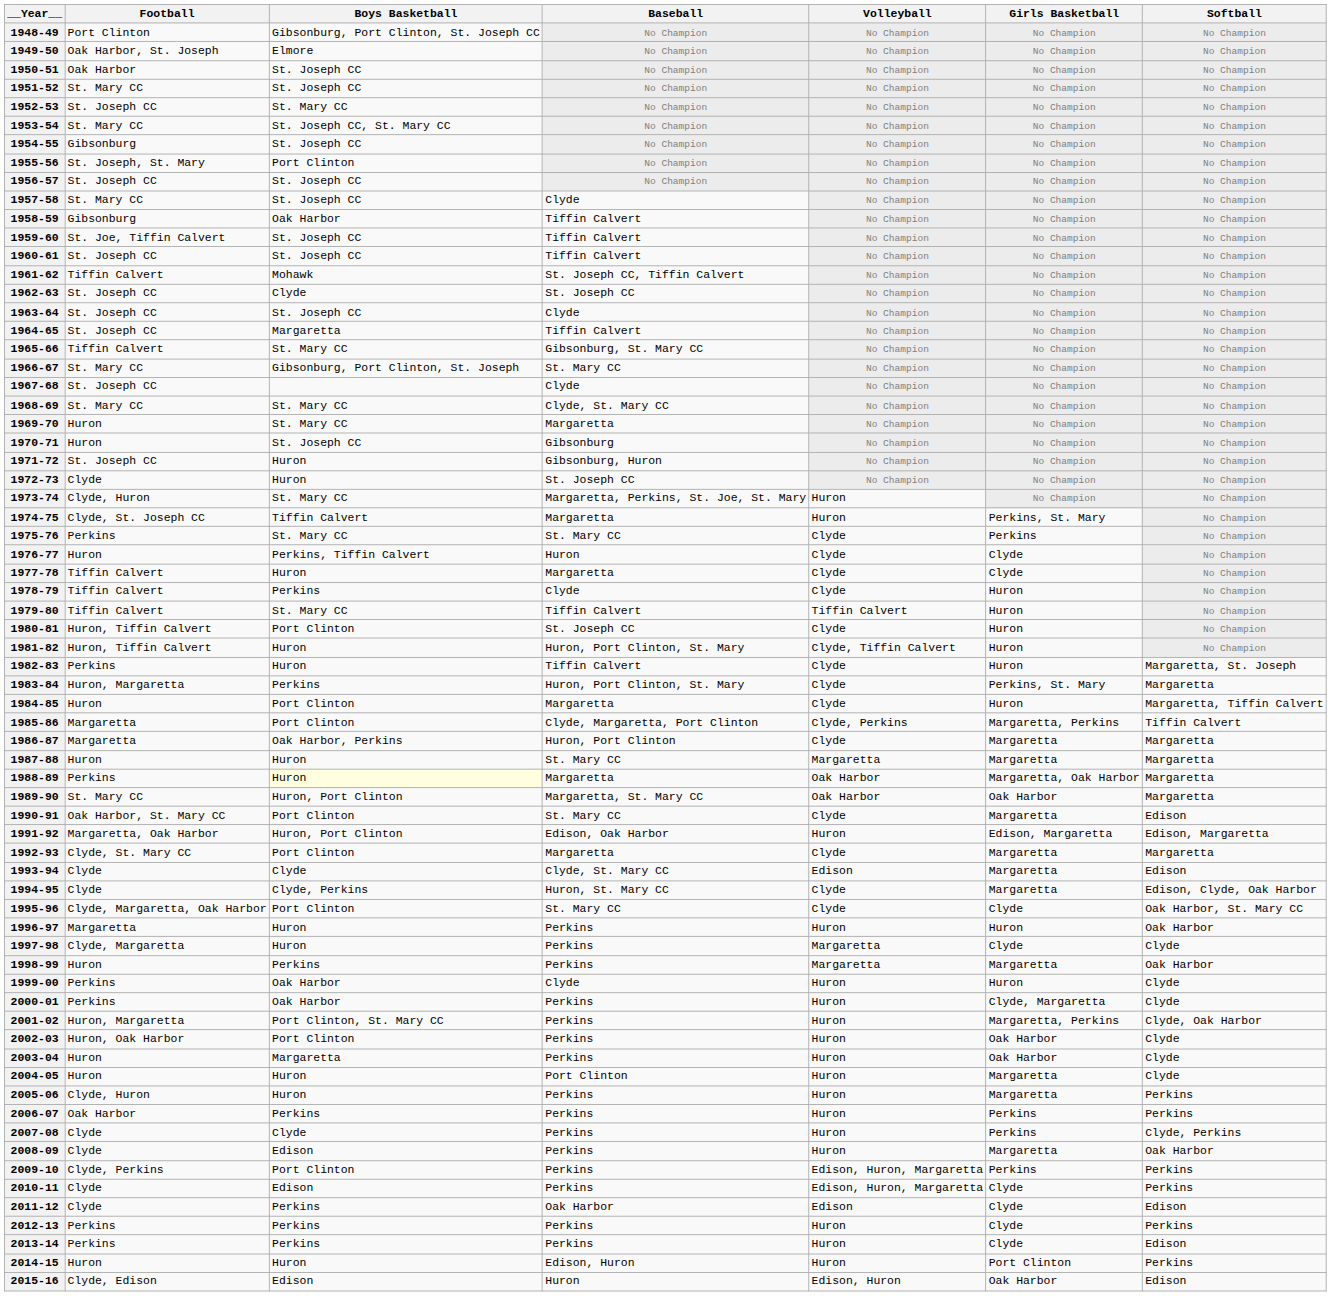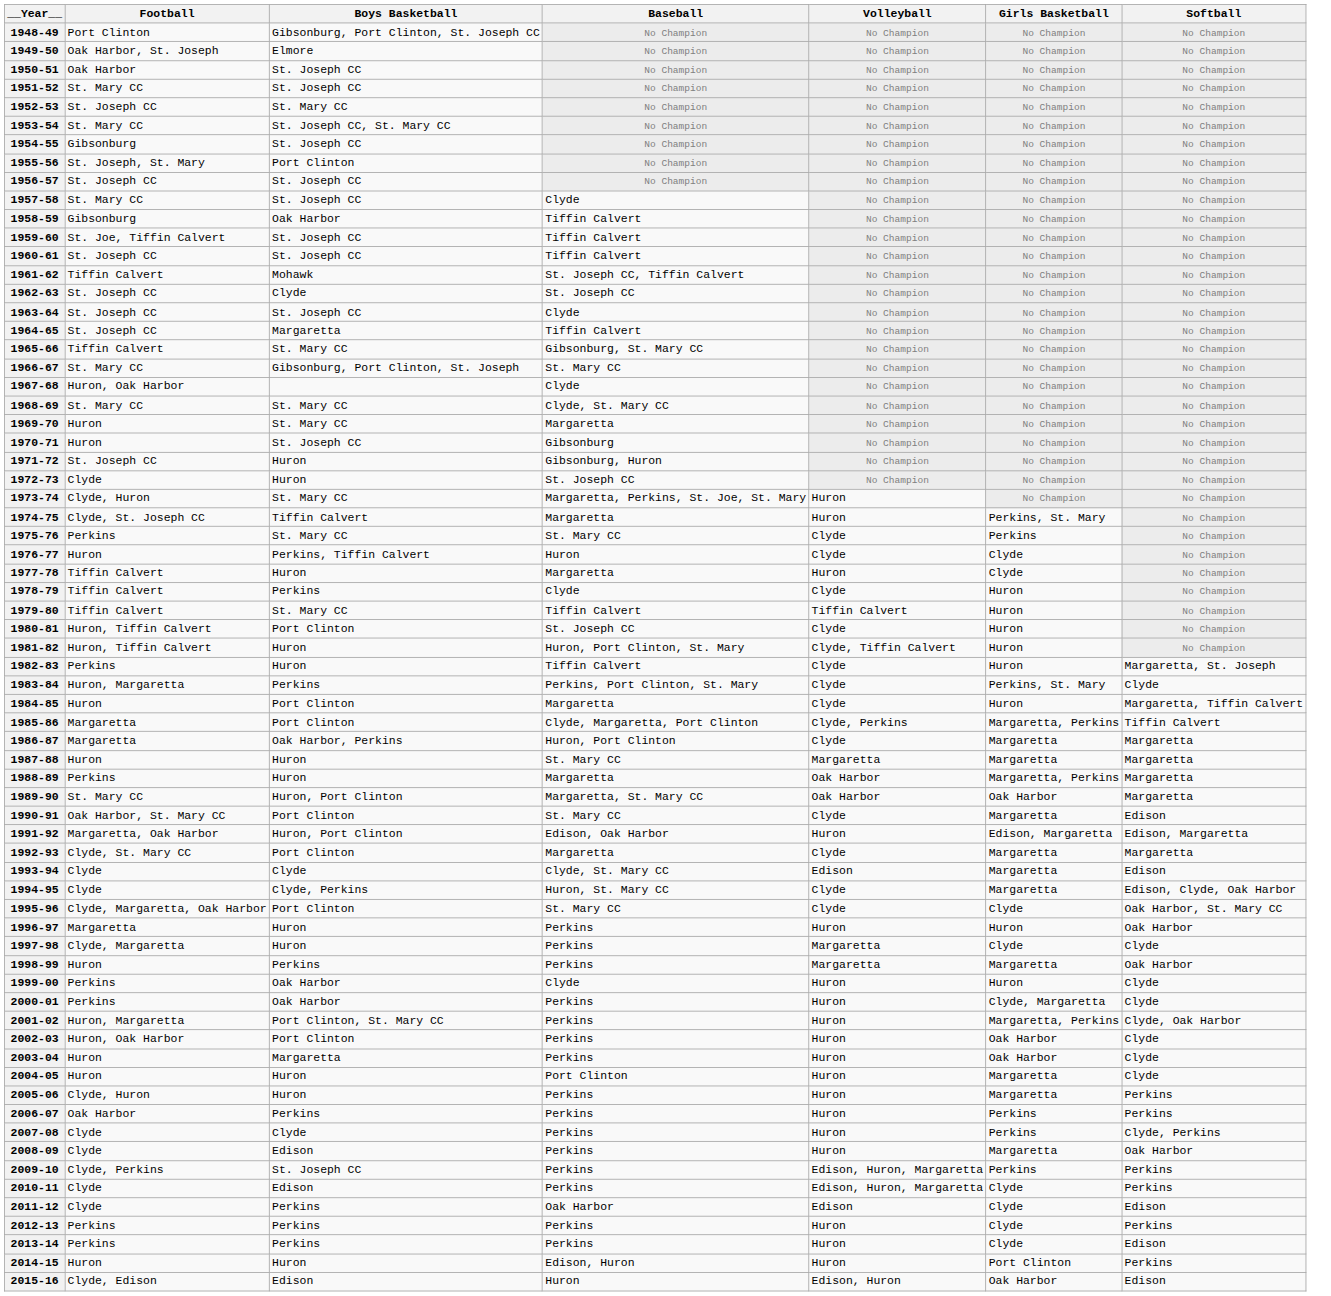(112, 387) St. Joseph CC -> (126, 387) Huron, Oak Harbor
(829, 573) Clyde -> (829, 573) Huron
(645, 685) Huron, Port Clinton, St. Mary -> (652, 685) Perkins, Port Clinton, St. Mary
(1179, 685) Margaretta -> (1142, 685) Clyde
(289, 778) lightyellow background -> (289, 778) no background
(1064, 778) Margaretta, Oak Harbor -> (1054, 778) Margaretta, Perkins
(313, 1170) Port Clinton -> (317, 1170) St. Joseph CC
